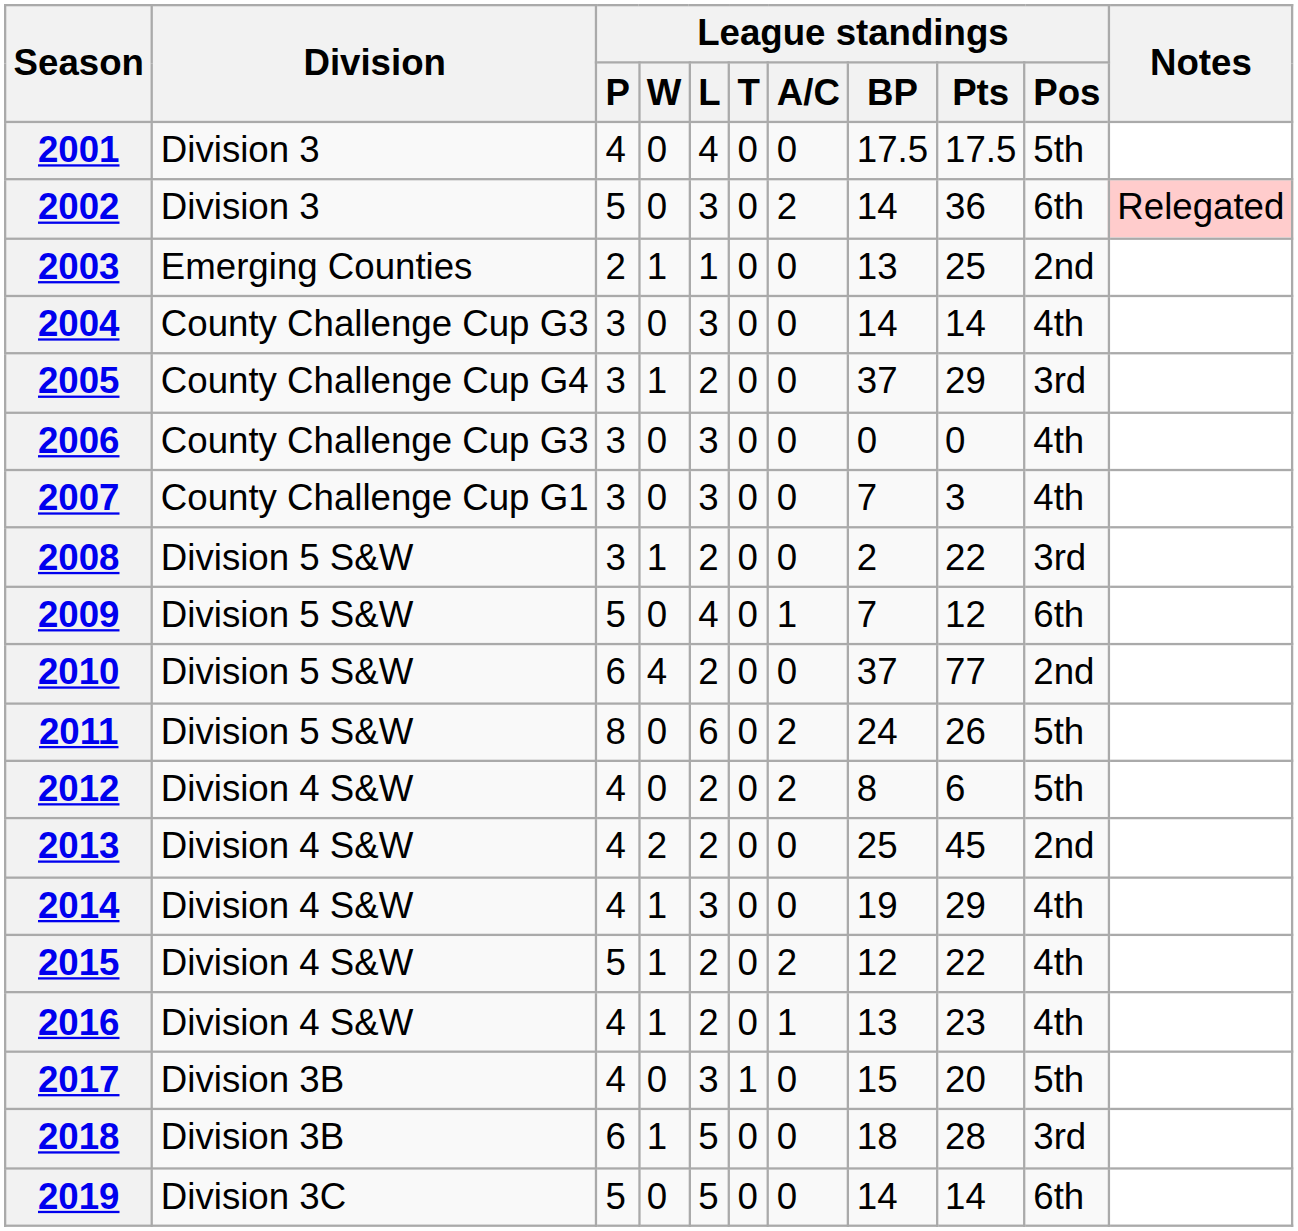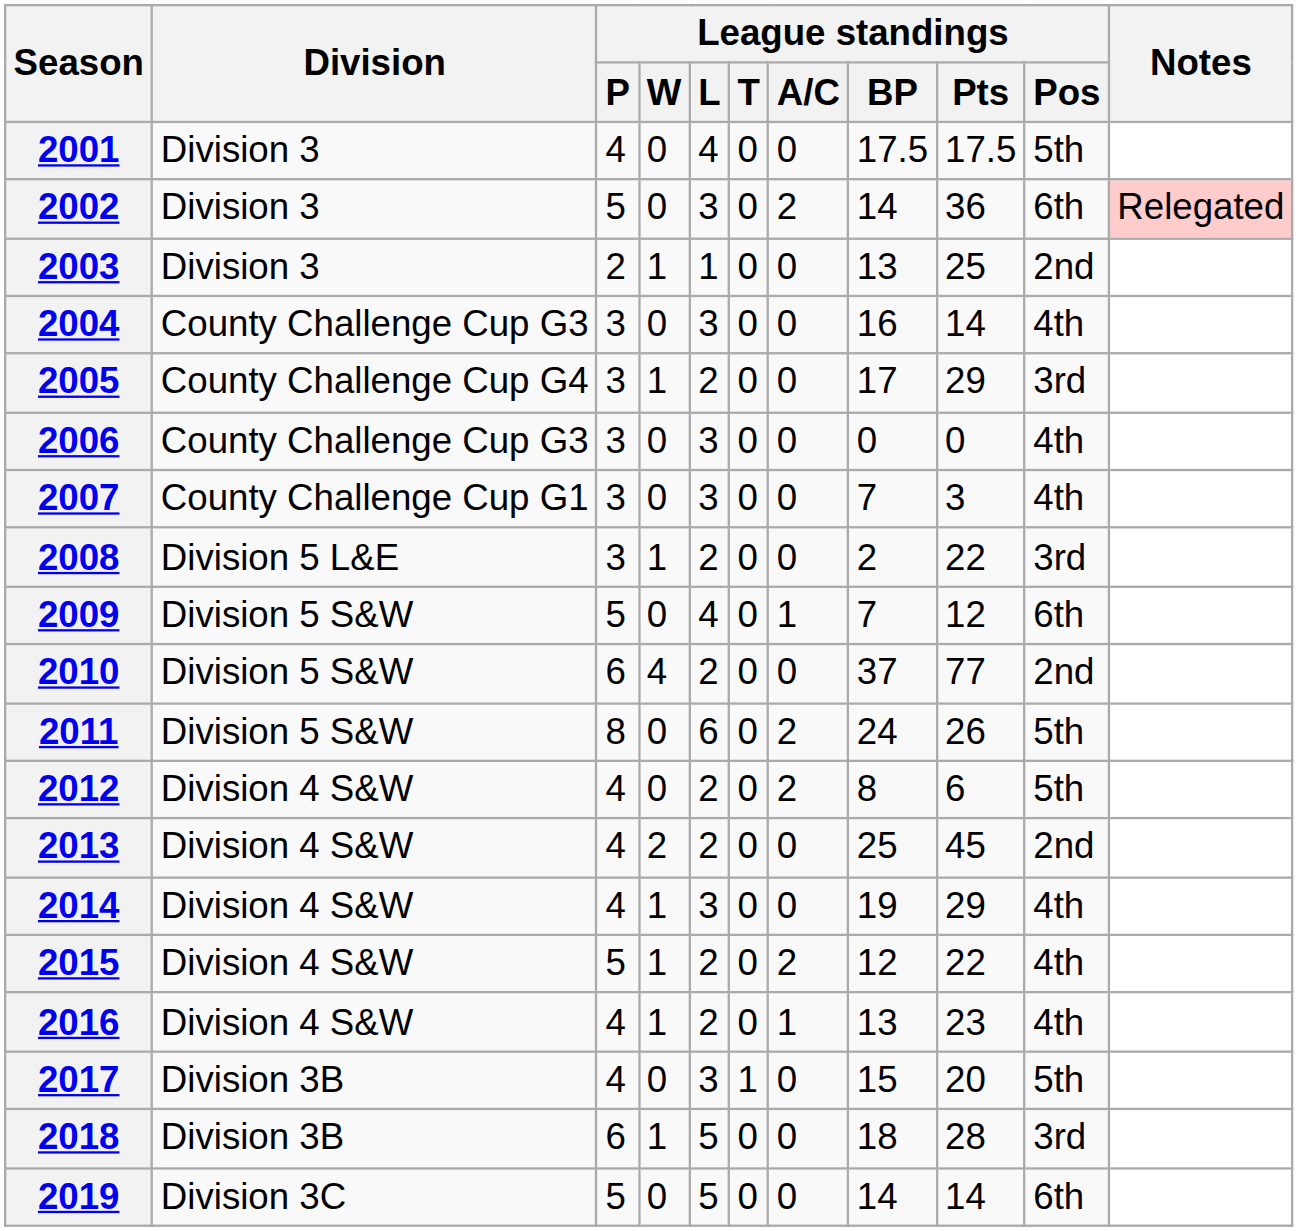(317, 265) Emerging Counties -> (240, 265) Division 3
(877, 324) 14 -> (877, 324) 16
(877, 382) 37 -> (877, 382) 17
(287, 556) Division 5 S&W -> (280, 556) Division 5 L&E
